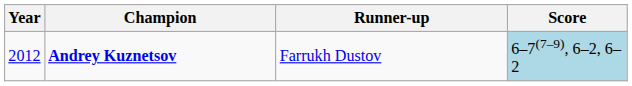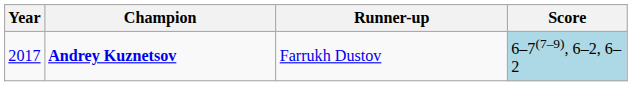(24, 56) 2012 -> (24, 56) 2017
